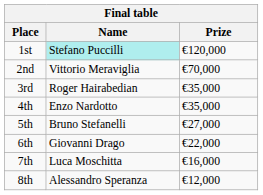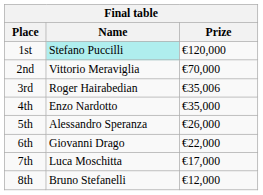(201, 87) €35,000 -> (201, 87) €35,006
(87, 124) Bruno Stefanelli -> (98, 124) Alessandro Speranza
(201, 124) €27,000 -> (201, 124) €26,000
(201, 161) €16,000 -> (201, 161) €17,000
(98, 180) Alessandro Speranza -> (87, 180) Bruno Stefanelli
